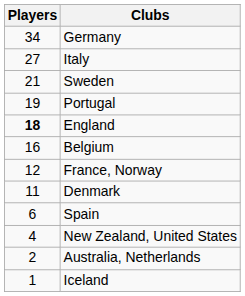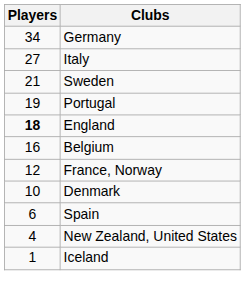(32, 192) 11 -> (32, 192) 10
- row: (132, 258)
